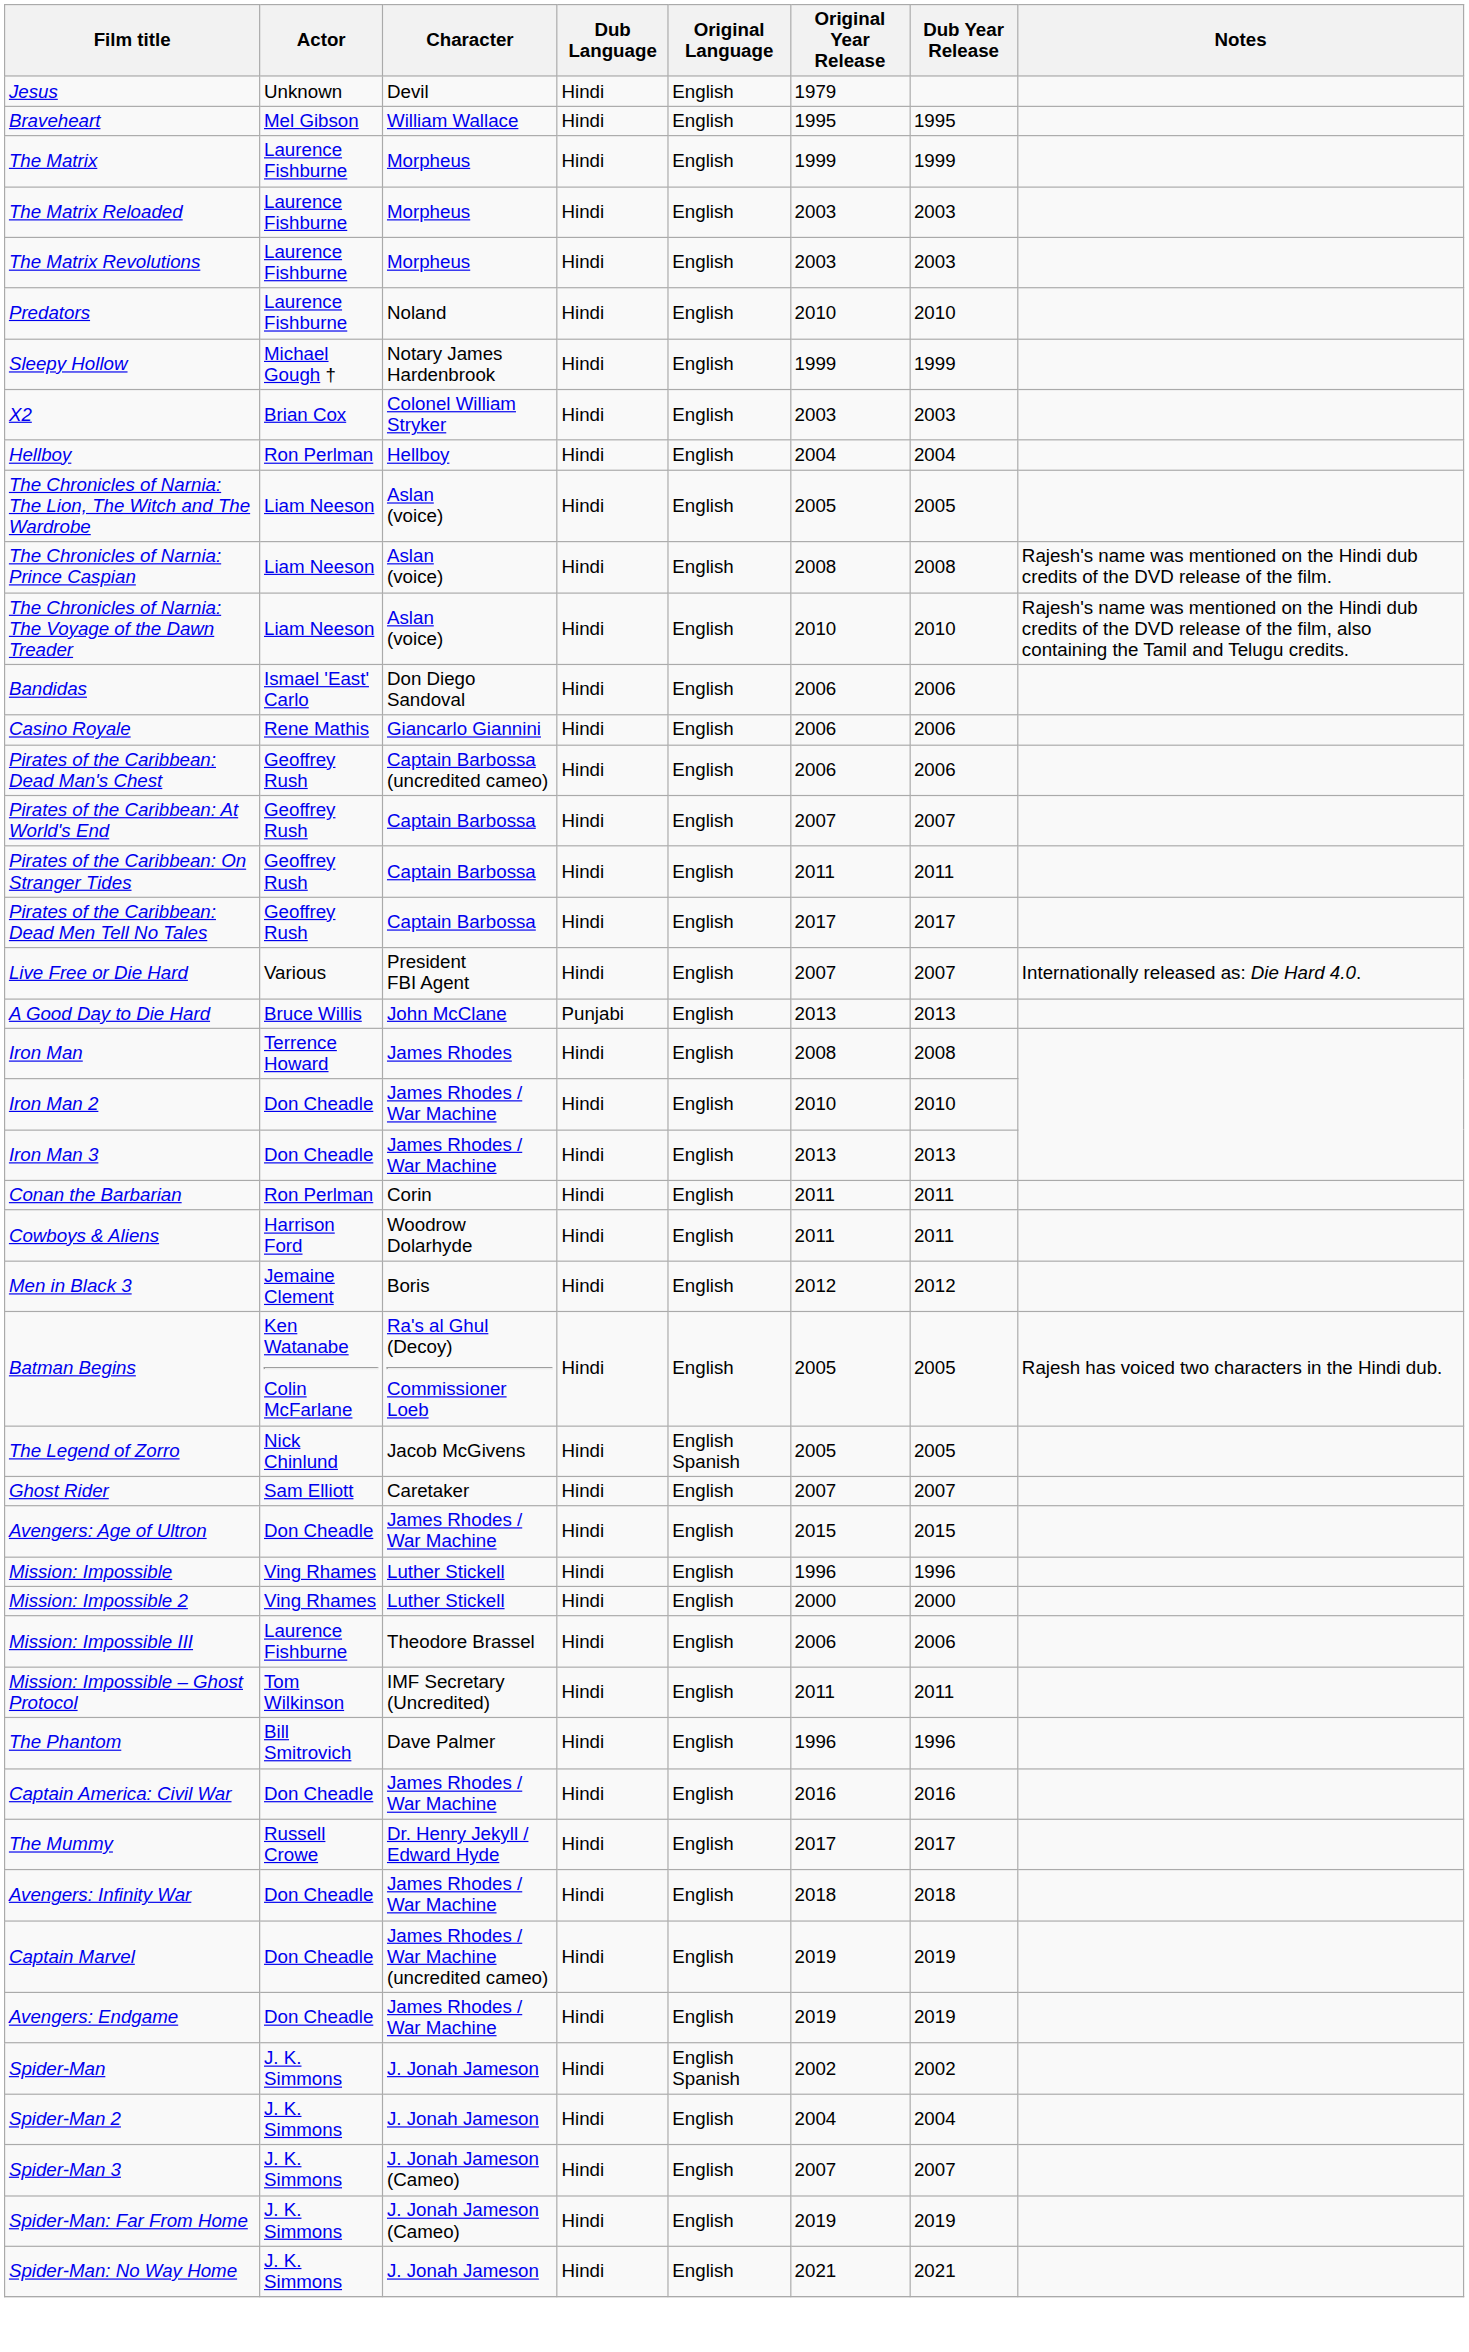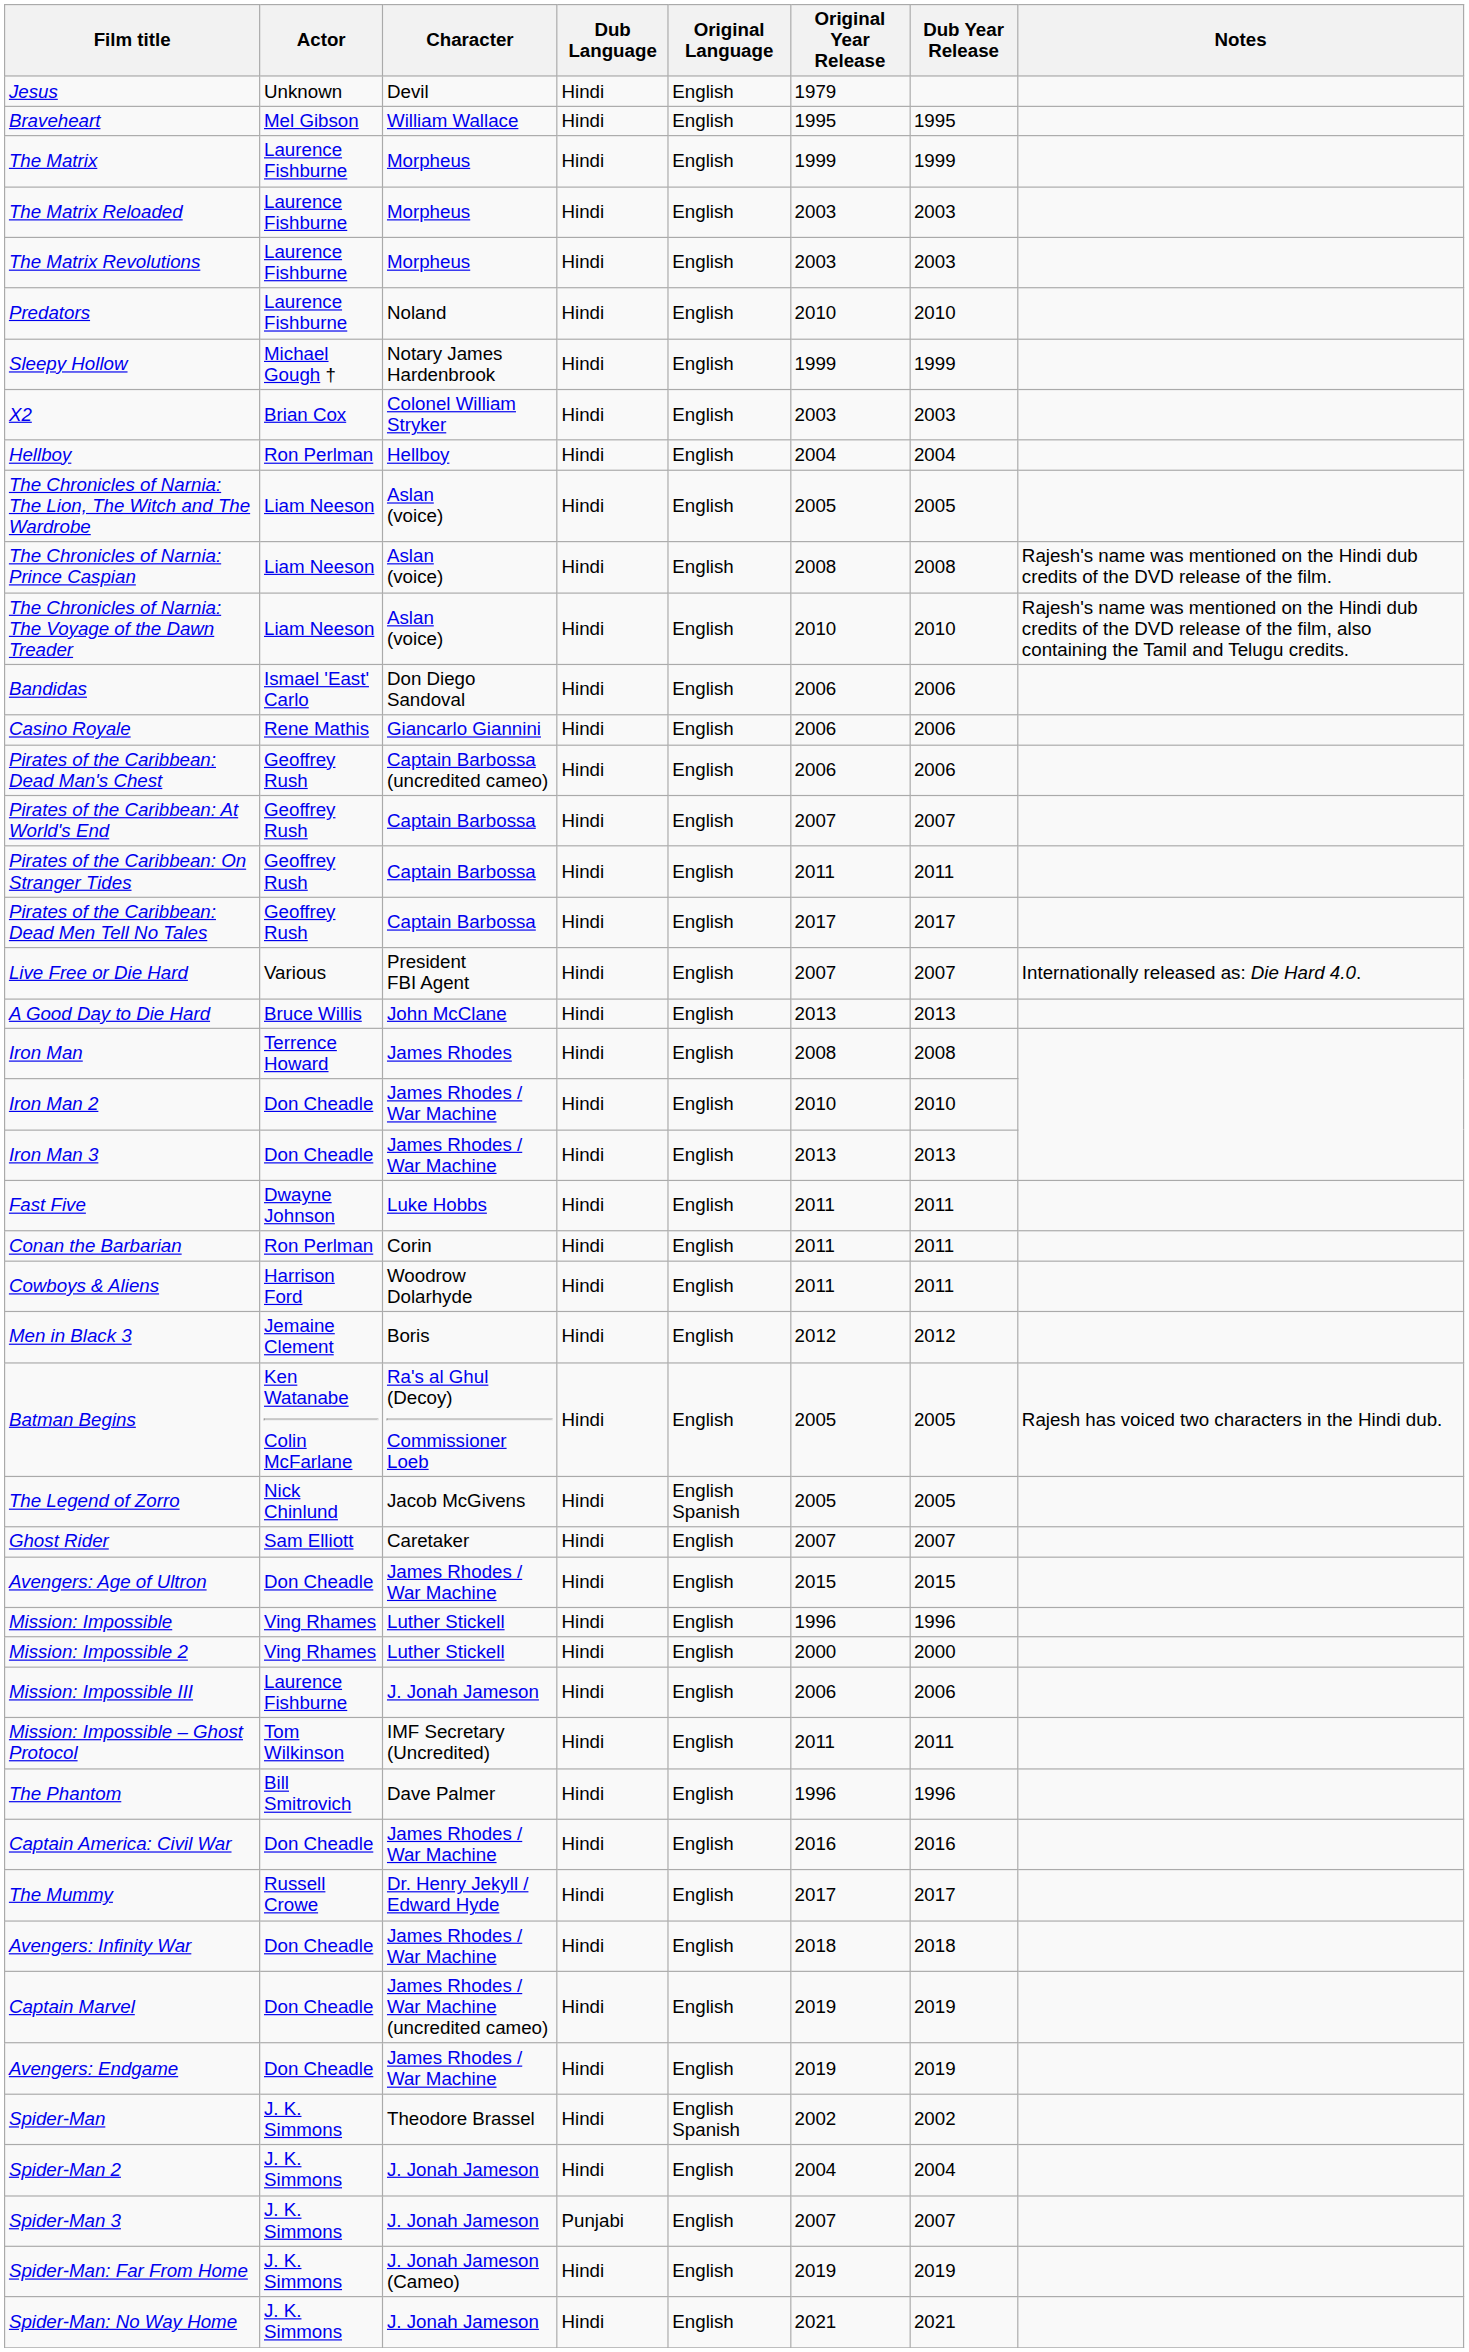(593, 1013) Punjabi -> (583, 1013) Hindi
+ row: (47, 1205)
(461, 1641) Theodore Brassel -> (463, 1692) J. Jonah Jameson
(463, 2068) J. Jonah Jameson -> (461, 2119) Theodore Brassel
(463, 2169) J. Jonah Jameson (Cameo) -> (463, 2220) J. Jonah Jameson
(583, 2169) Hindi -> (593, 2220) Punjabi
